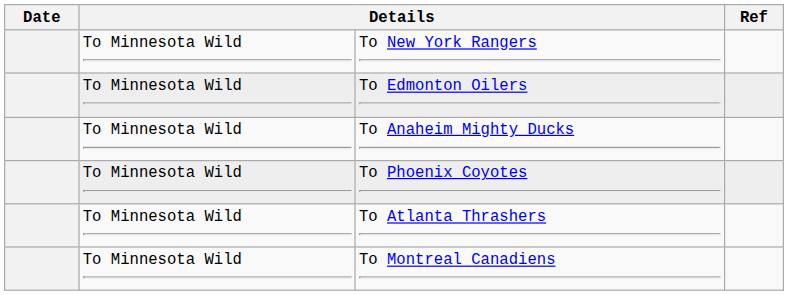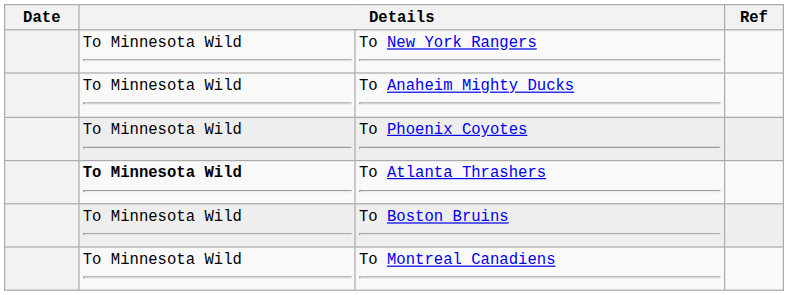- row: (540, 91)
(217, 222) normal -> (217, 178) bold
+ row: (540, 222)
